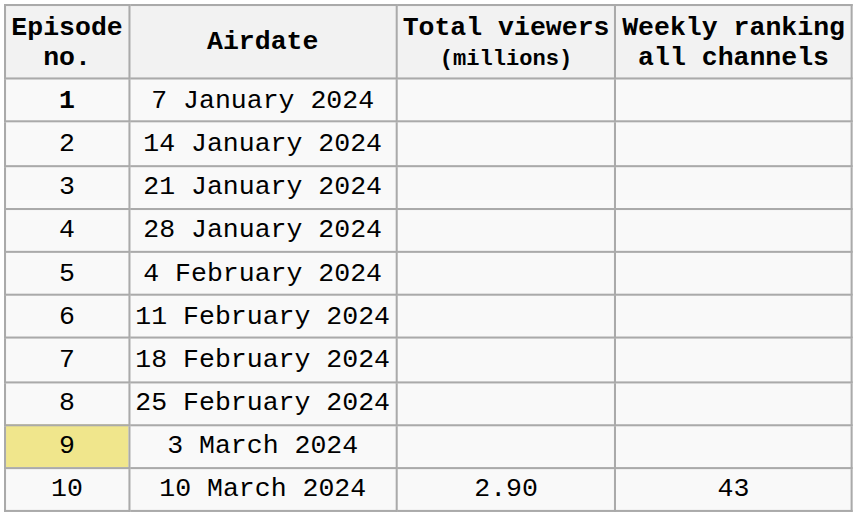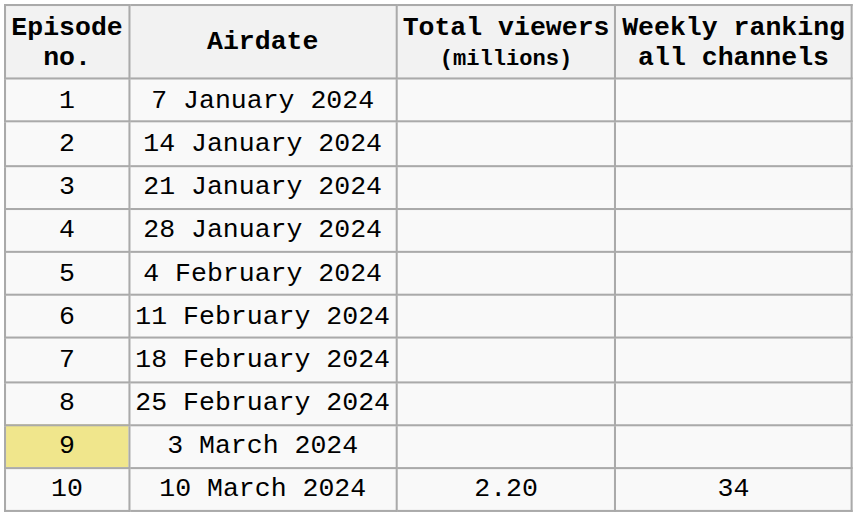(67, 100) bold -> (67, 100) normal
(506, 489) 2.90 -> (506, 489) 2.20
(734, 489) 43 -> (734, 489) 34
